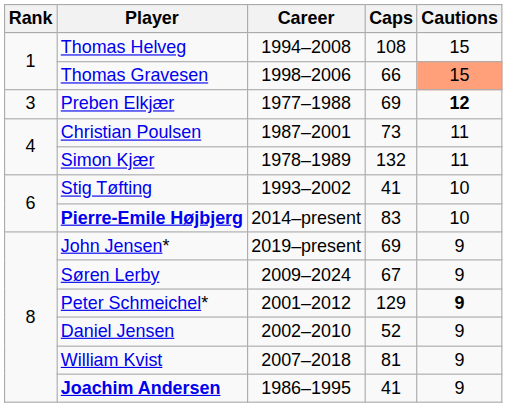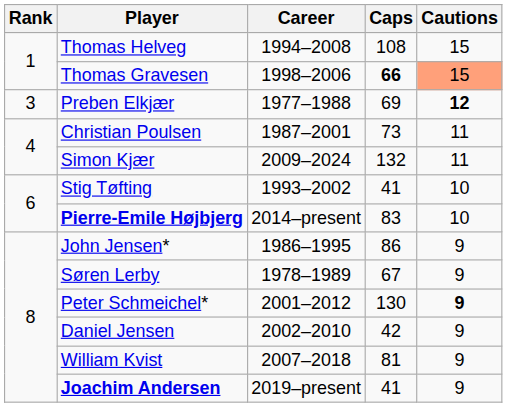(391, 75) normal -> (391, 75) bold
(306, 160) 1978–1989 -> (306, 160) 2009–2024
(306, 246) 2019–present -> (306, 246) 1986–1995
(391, 246) 69 -> (391, 246) 86
(306, 274) 2009–2024 -> (306, 274) 1978–1989
(391, 302) 129 -> (391, 302) 130
(391, 331) 52 -> (391, 331) 42
(306, 388) 1986–1995 -> (306, 388) 2019–present
